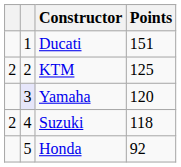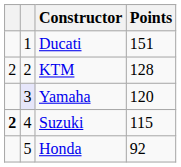(142, 70) 125 -> (142, 70) 128
(12, 123) normal -> (12, 123) bold
(141, 123) 118 -> (141, 123) 115
